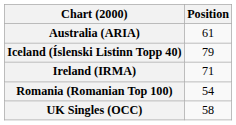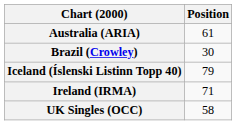+ row: (94, 52)
- row: (94, 91)
